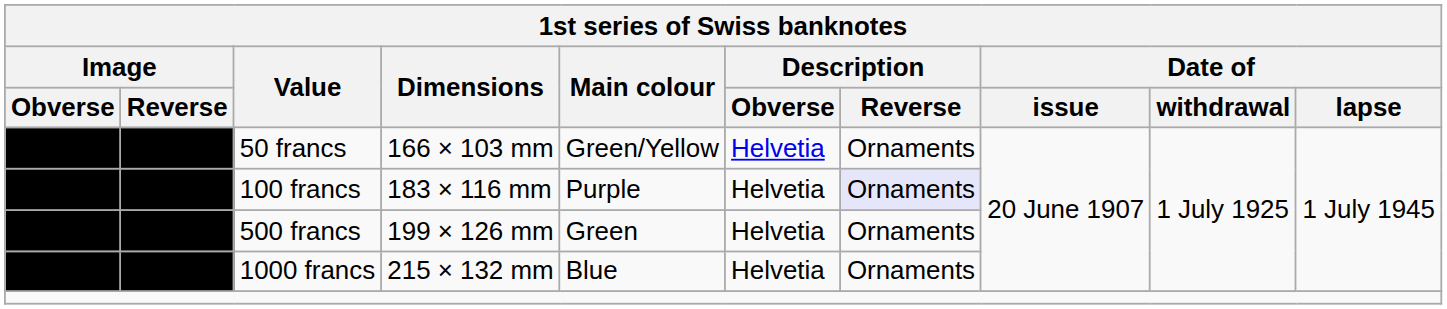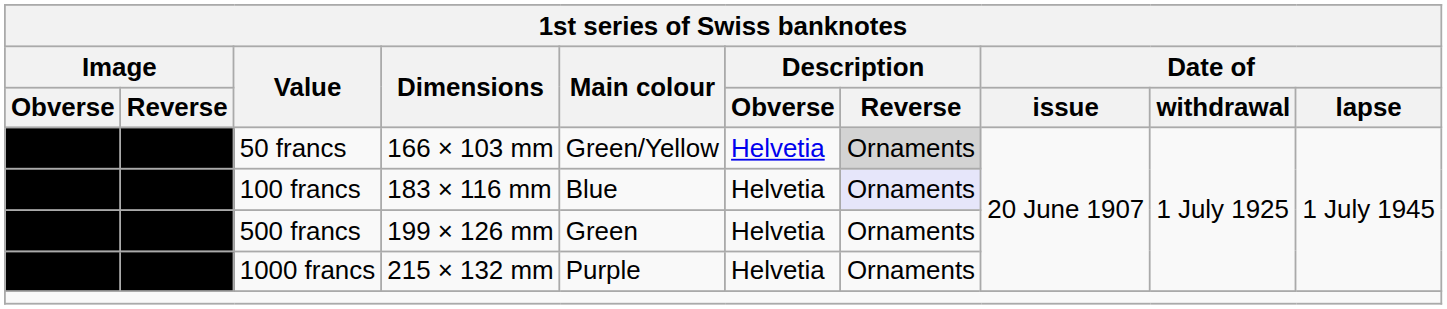(911, 149) no background -> (911, 149) lightgrey background
(603, 190) Purple -> (592, 190) Blue
(592, 271) Blue -> (603, 271) Purple
